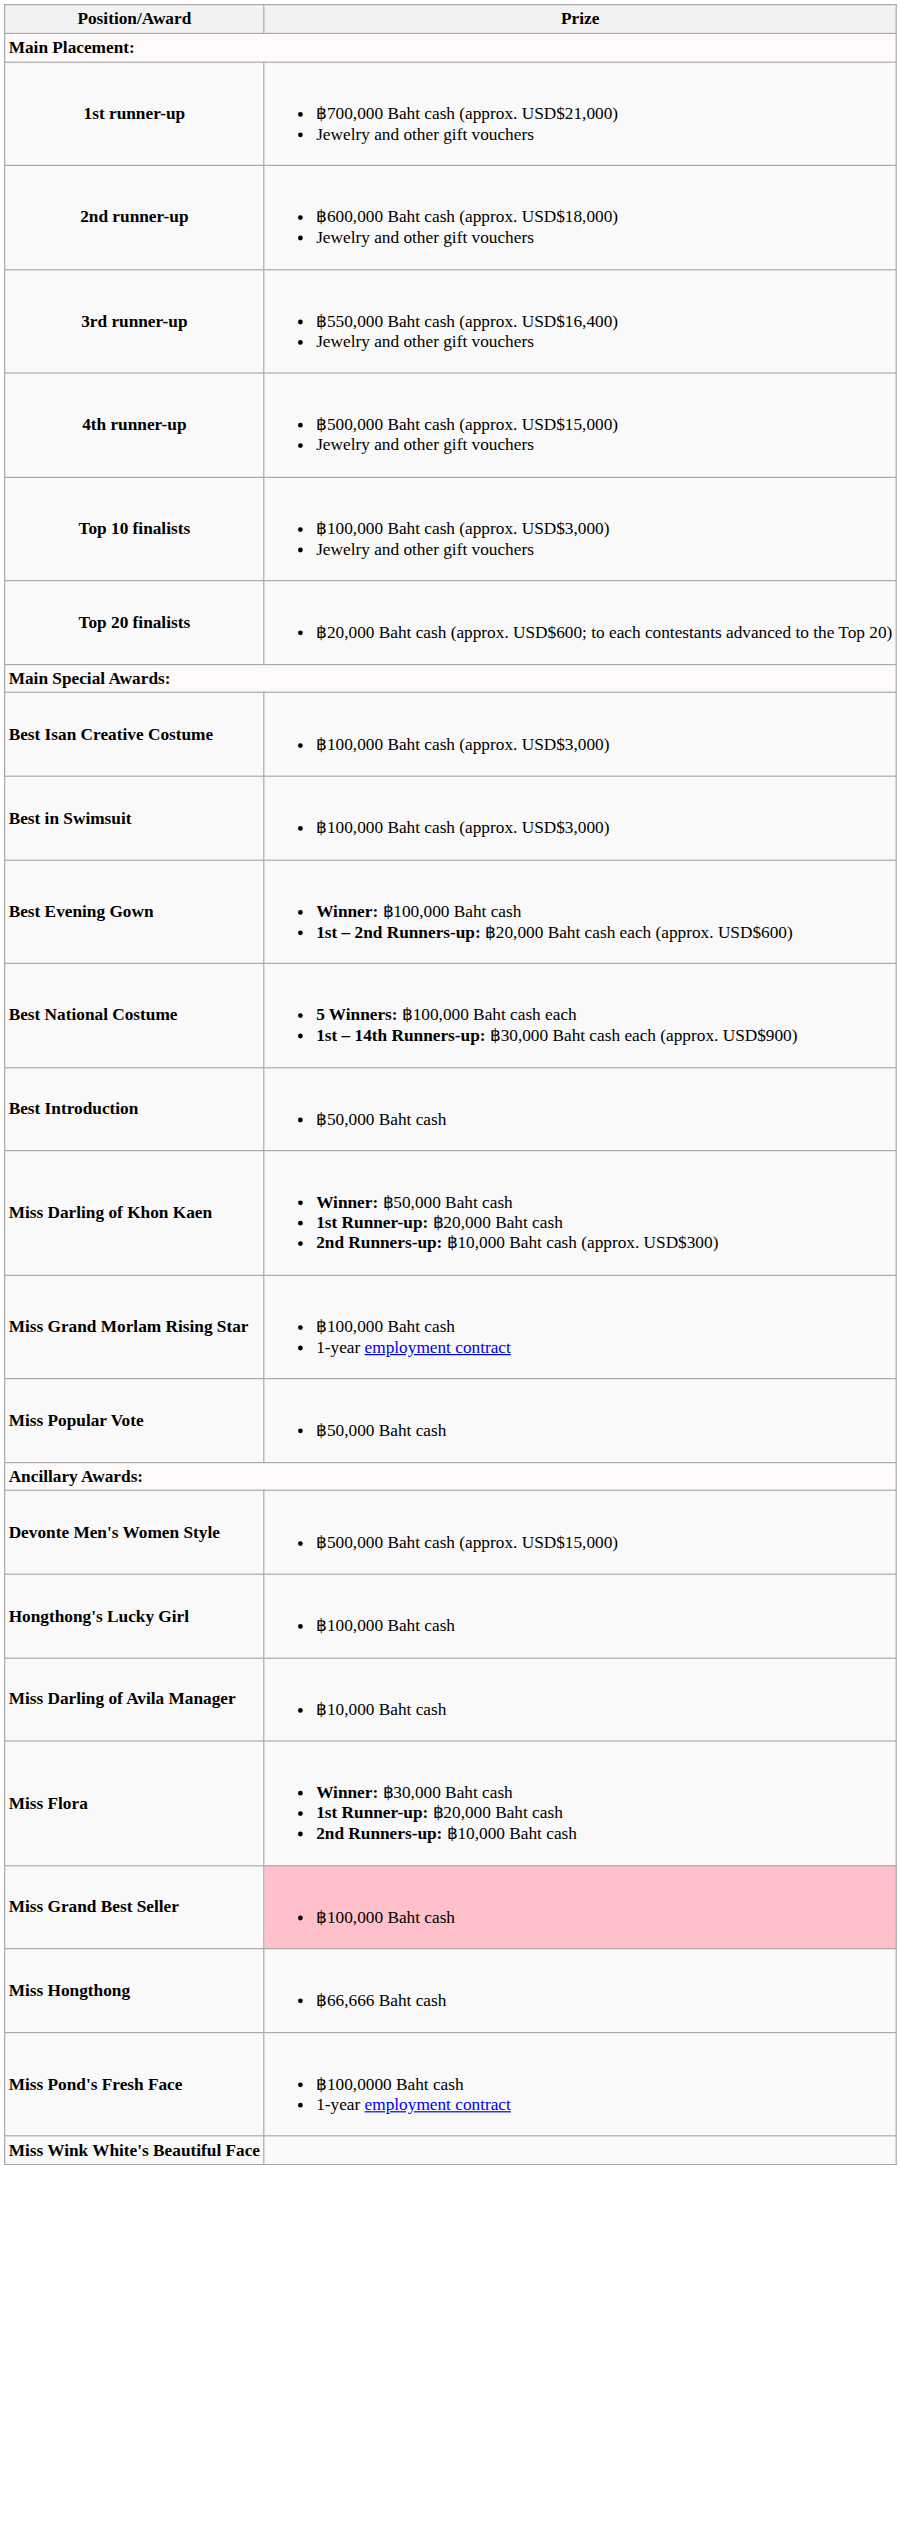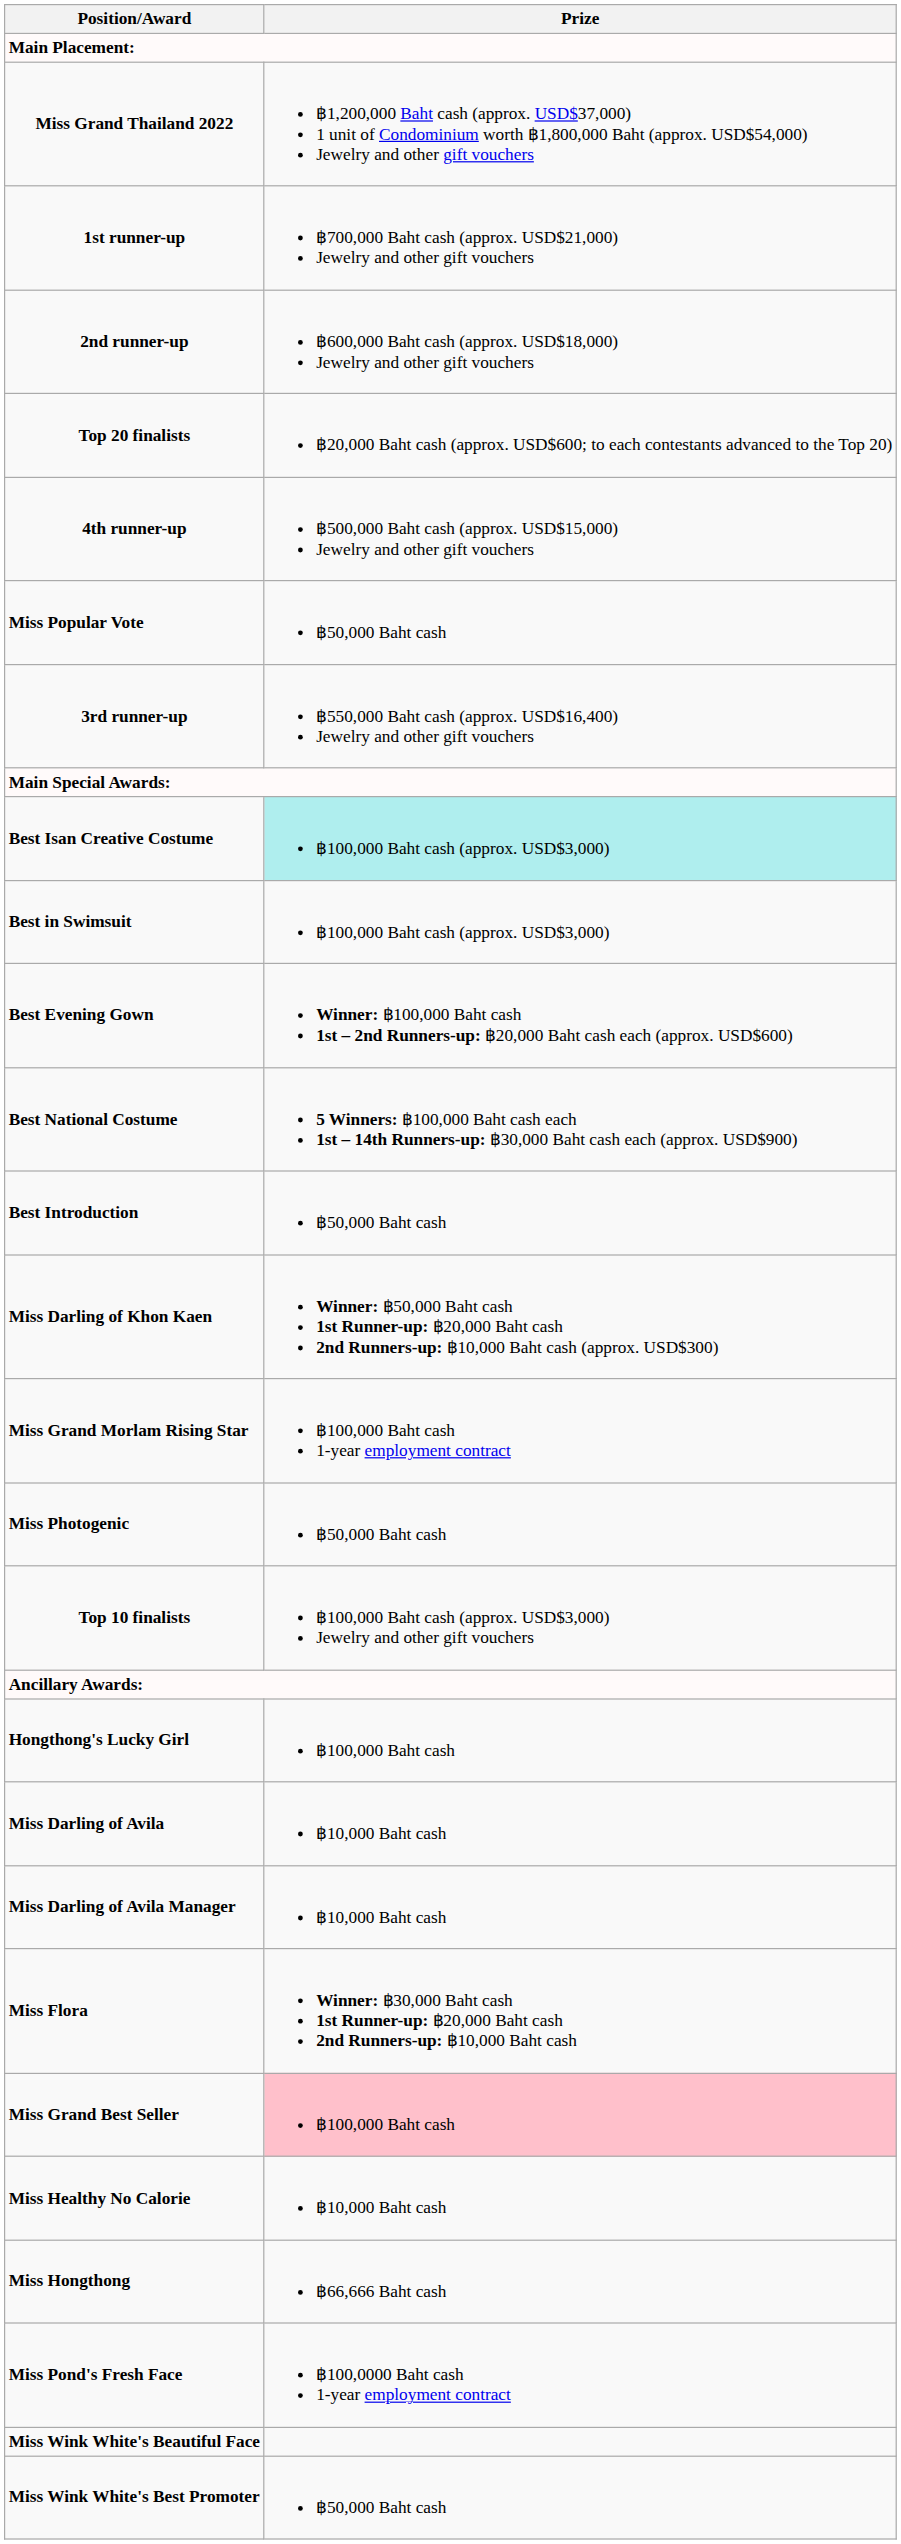+ row: (134, 124)
rows swapped: (134, 321) <-> (134, 622)
rows swapped: (134, 529) <-> (76, 1420)
(580, 745) no background -> (580, 849) paleturquoise background
+ row: (69, 1524)
- row: (114, 1532)
+ row: (86, 1823)
+ row: (100, 2198)
+ row: (134, 2497)
